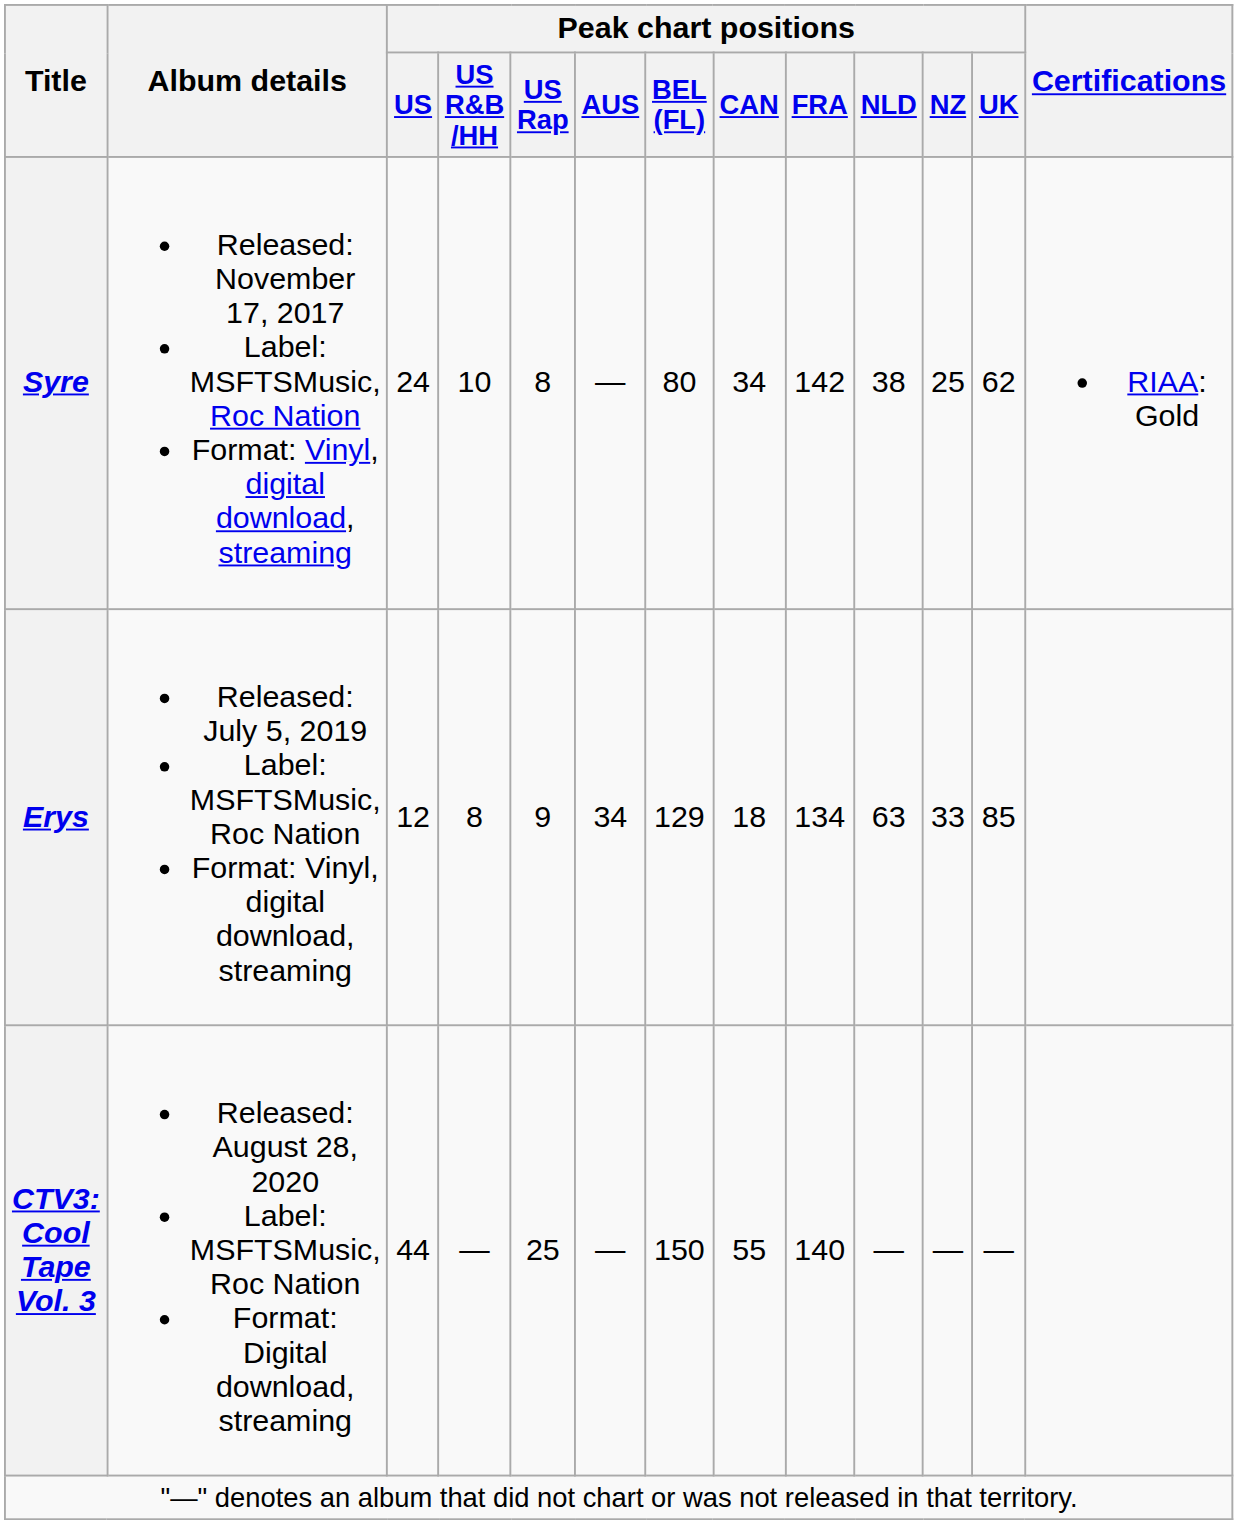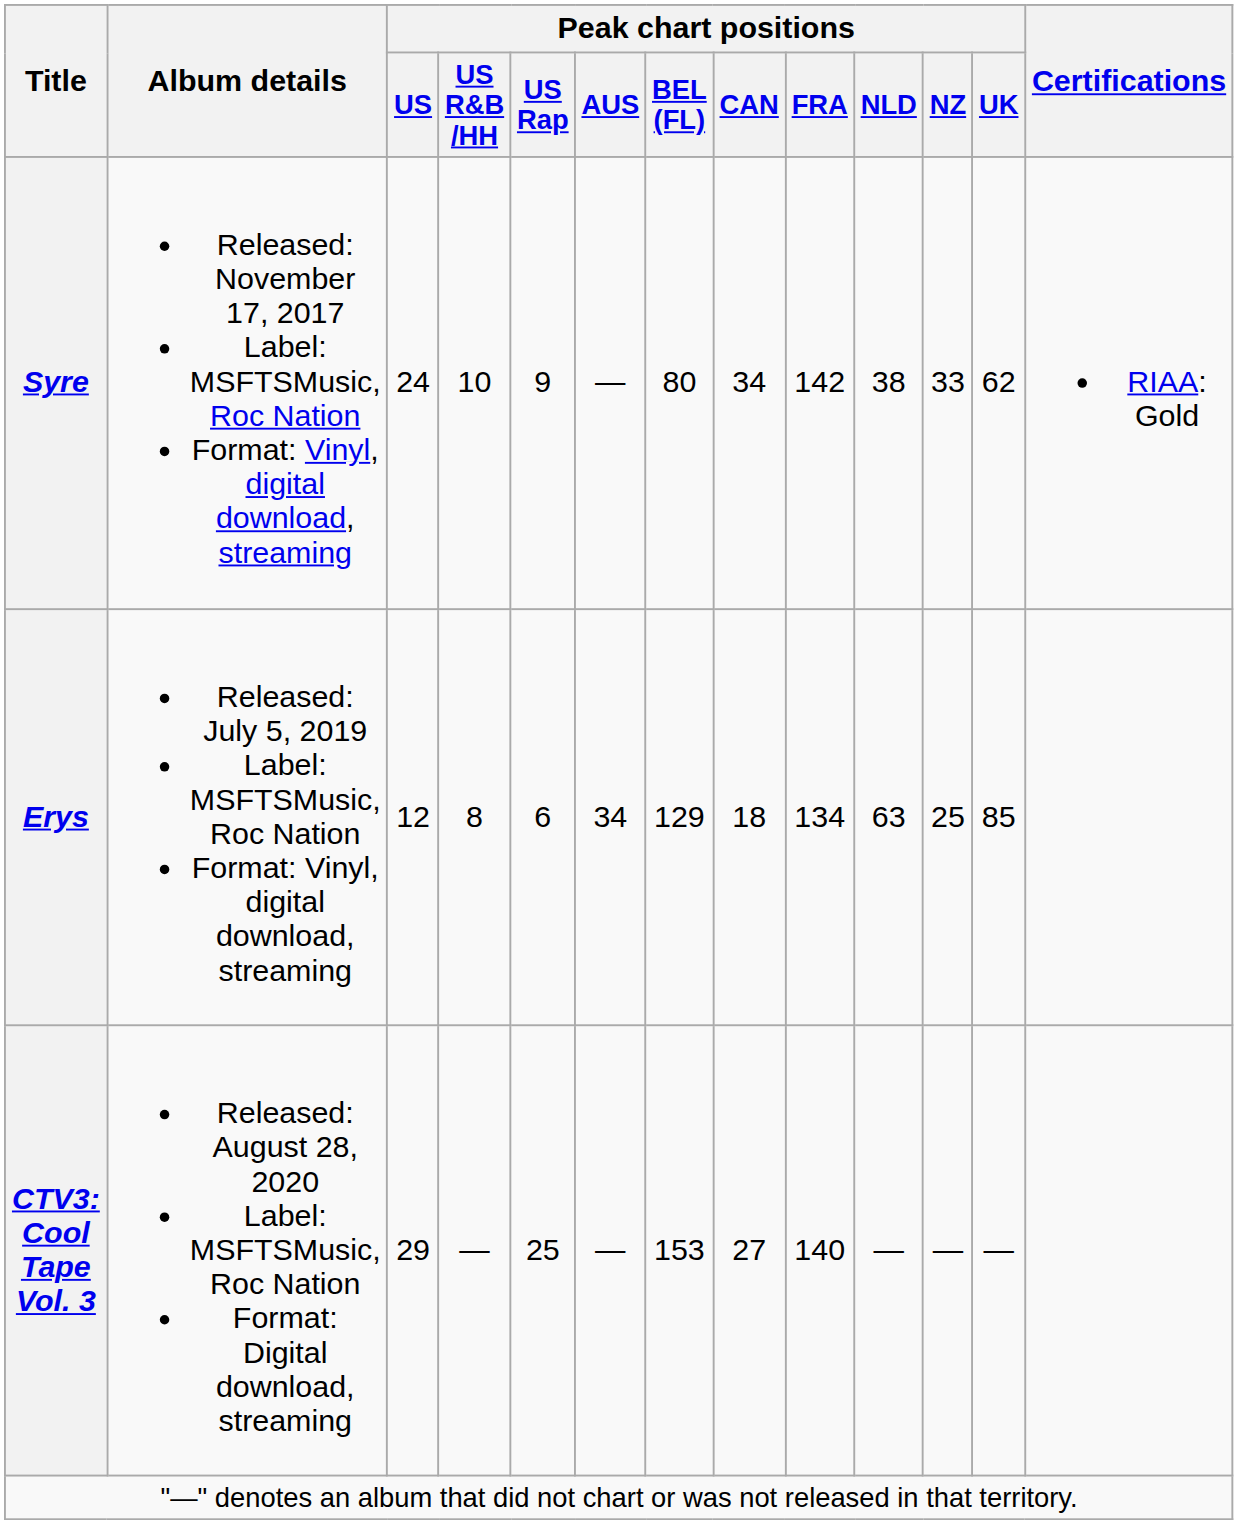(543, 382) 8 -> (543, 382) 9
(948, 382) 25 -> (948, 382) 33
(543, 816) 9 -> (543, 816) 6
(948, 816) 33 -> (948, 816) 25
(413, 1250) 44 -> (413, 1250) 29
(679, 1250) 150 -> (679, 1250) 153
(749, 1250) 55 -> (749, 1250) 27
